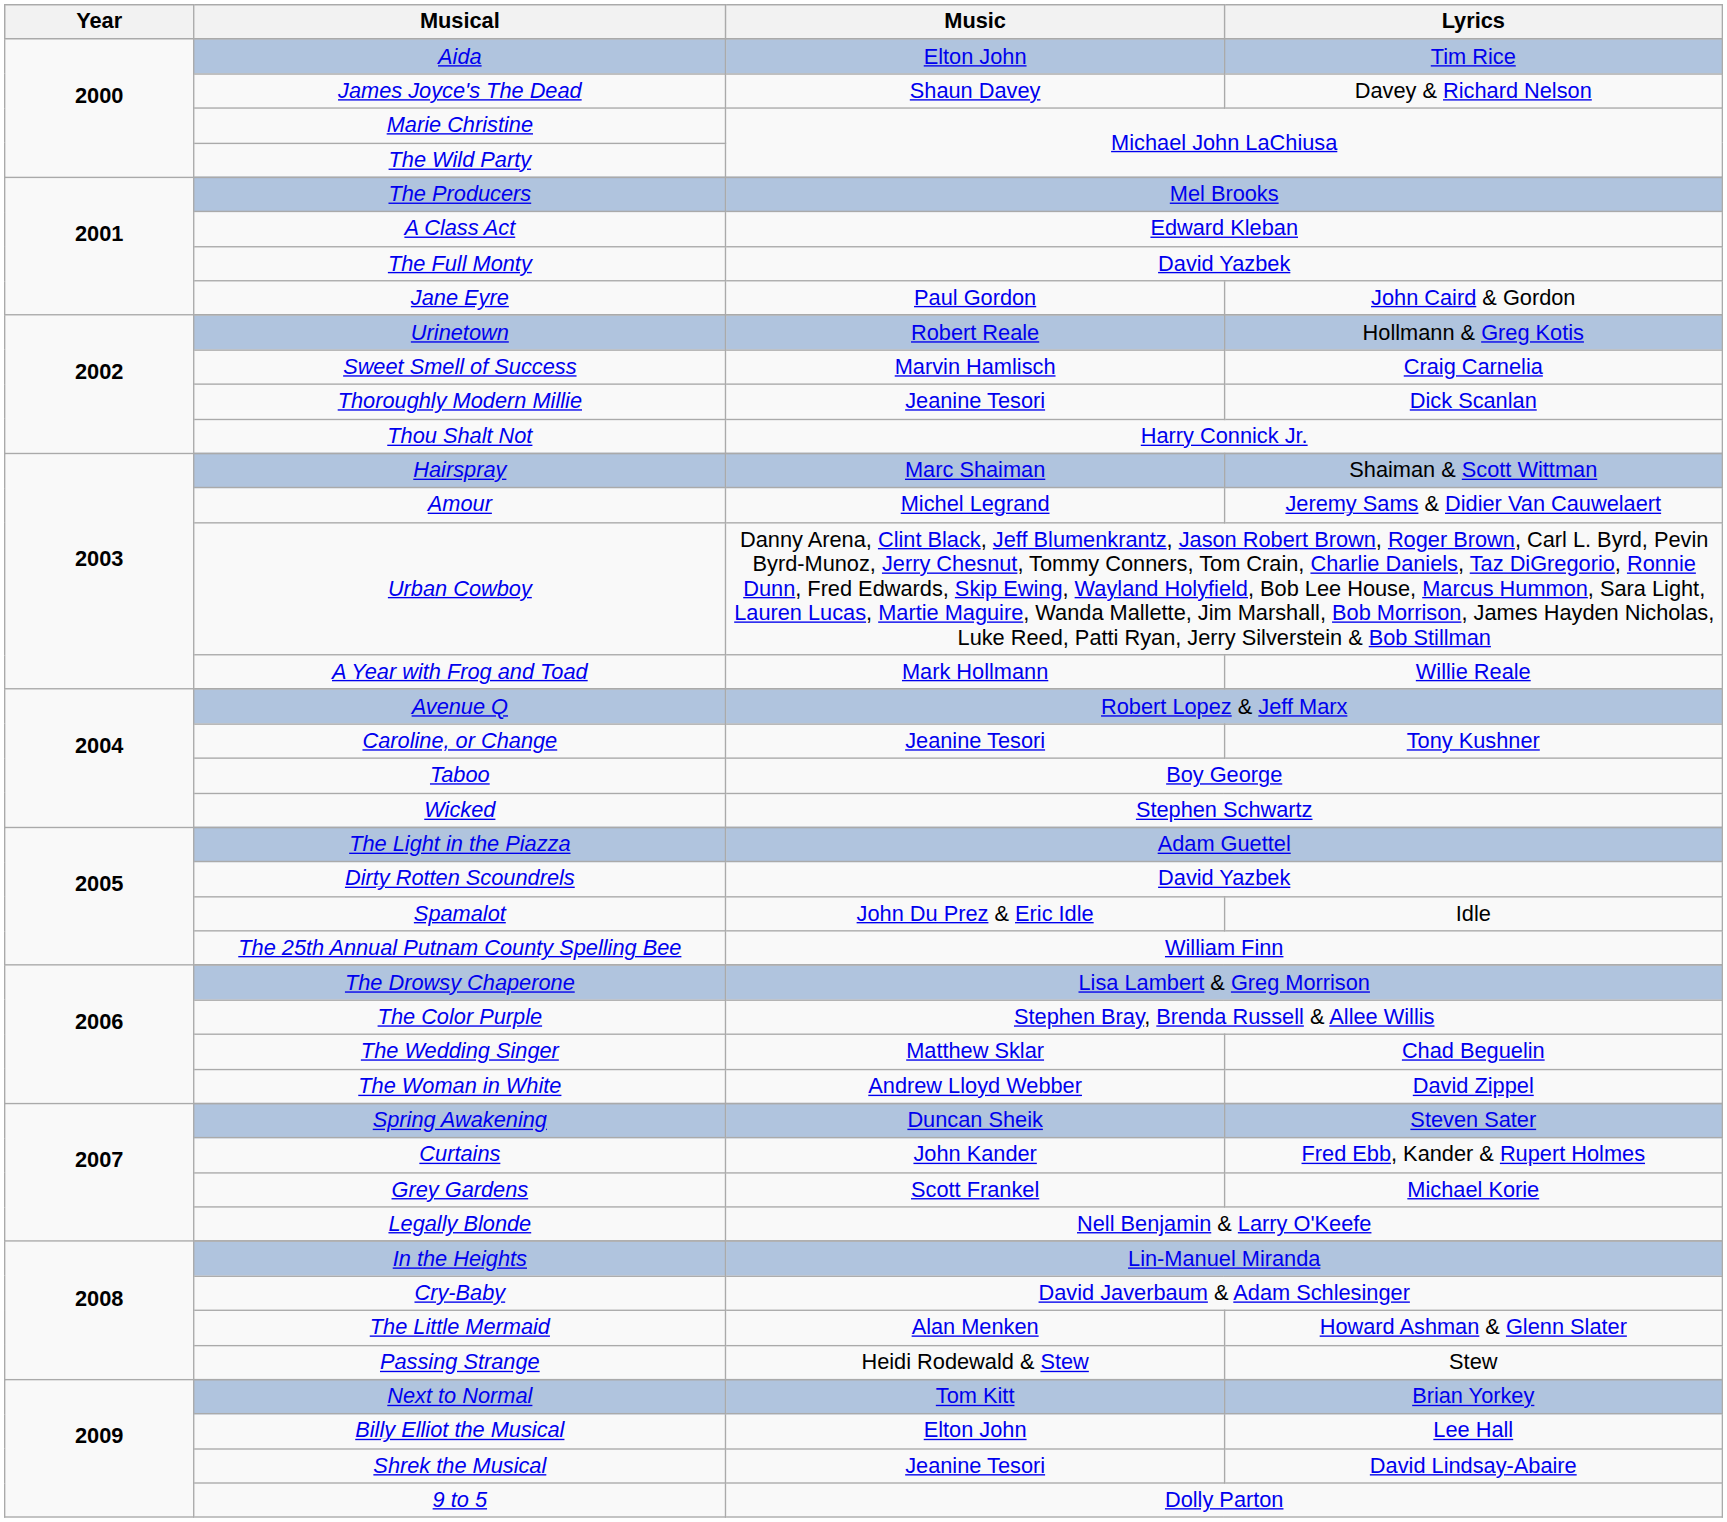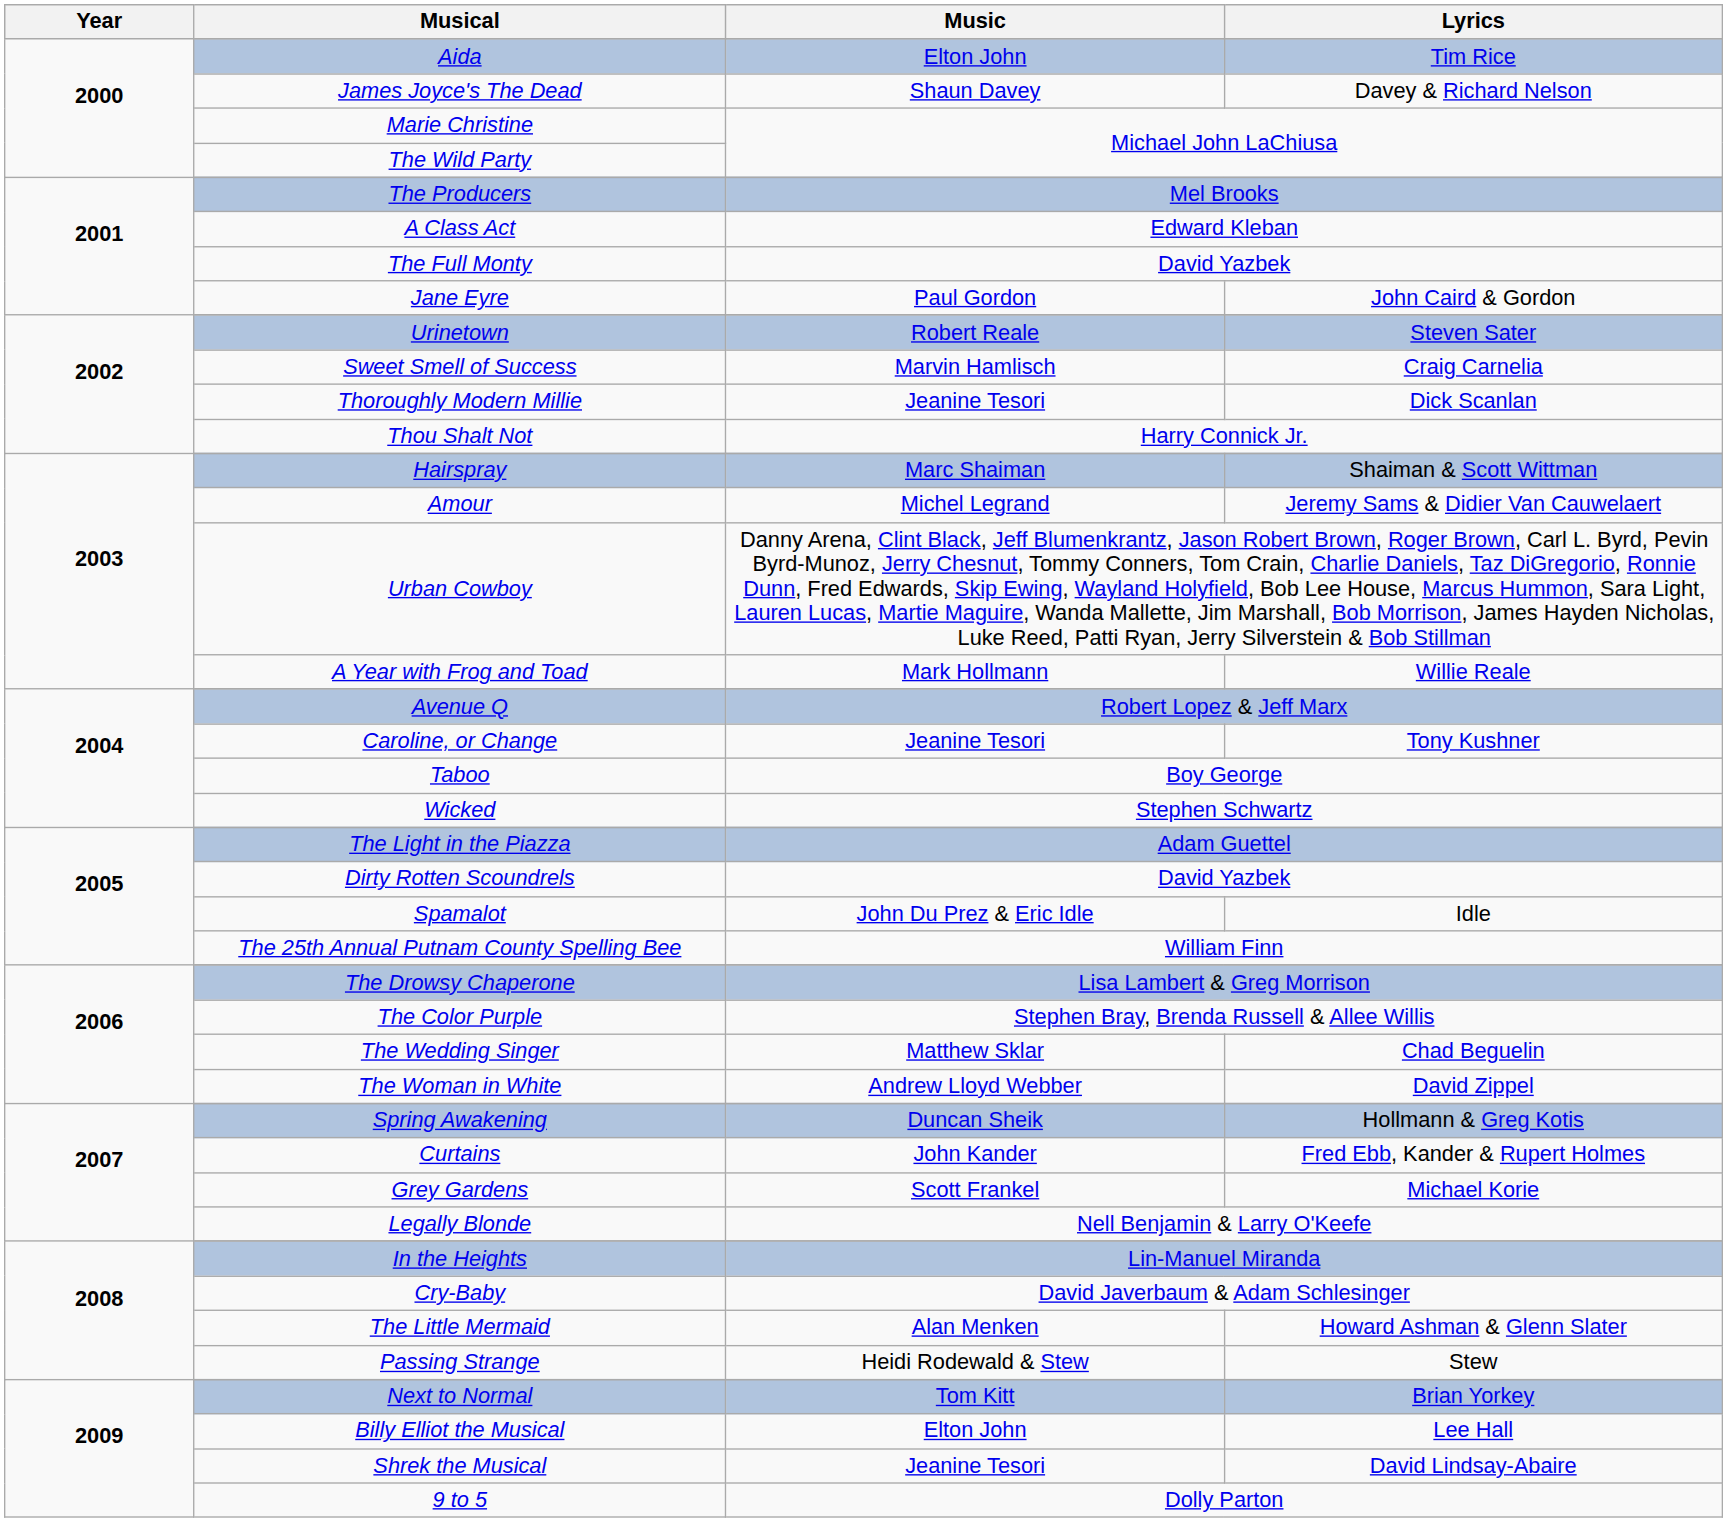(1473, 332) Hollmann & Greg Kotis -> (1473, 332) Steven Sater
(1473, 1120) Steven Sater -> (1473, 1120) Hollmann & Greg Kotis
